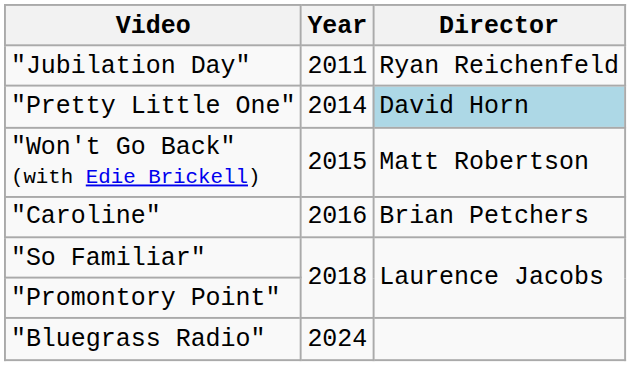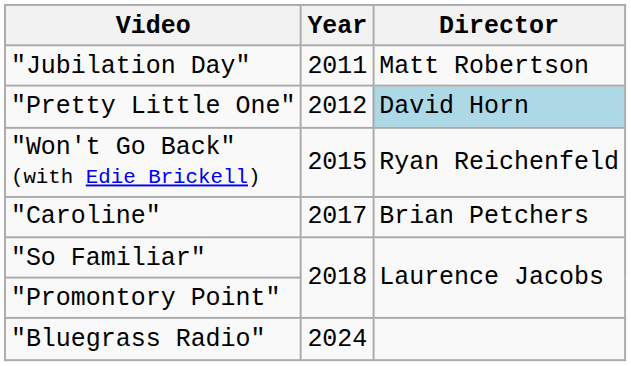(499, 66) Ryan Reichenfeld -> (484, 66) Matt Robertson
(337, 107) 2014 -> (337, 107) 2012
(484, 162) Matt Robertson -> (499, 162) Ryan Reichenfeld
(337, 217) 2016 -> (337, 217) 2017
